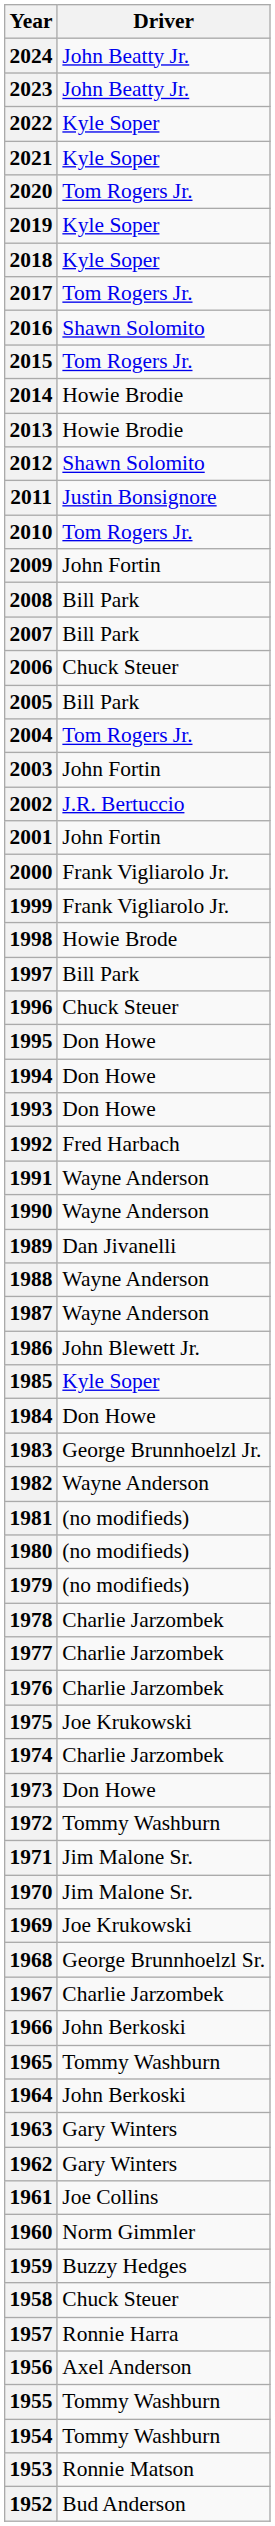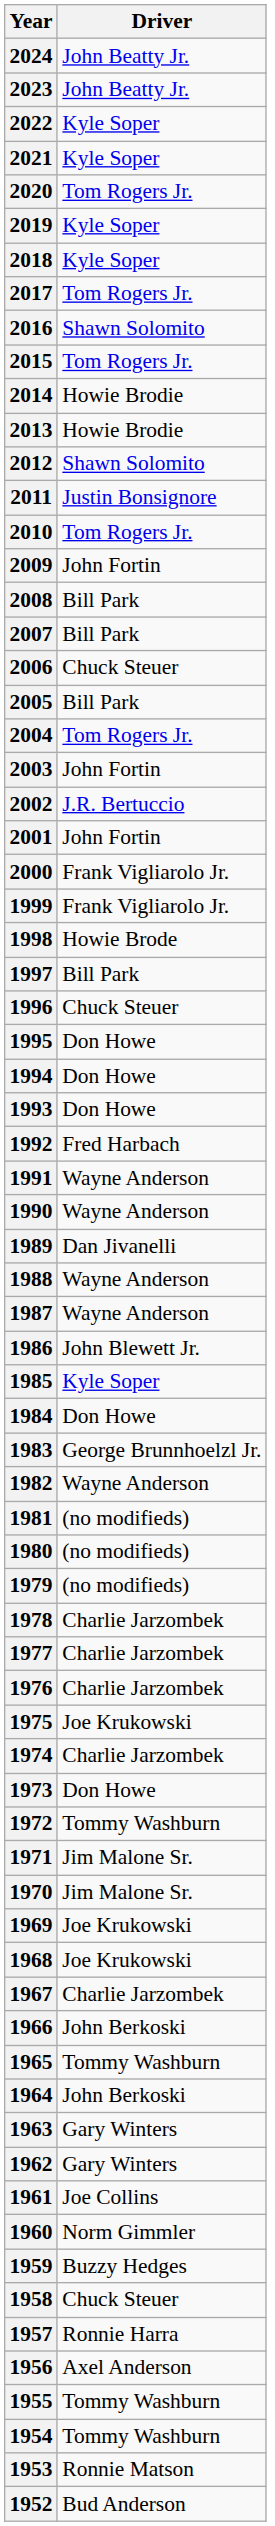(164, 1959) George Brunnhoelzl Sr. -> (127, 1959) Joe Krukowski
